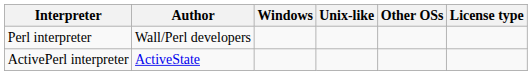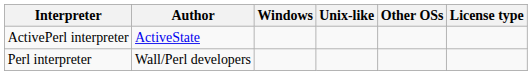rows swapped: (68, 59) <-> (50, 37)
